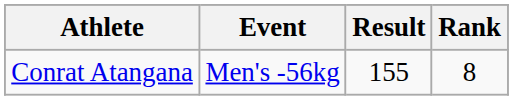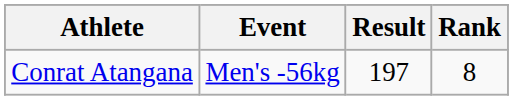(389, 71) 155 -> (389, 71) 197
